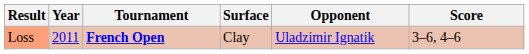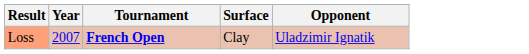- column: (466, 15)
(66, 37) 2011 -> (66, 37) 2007
